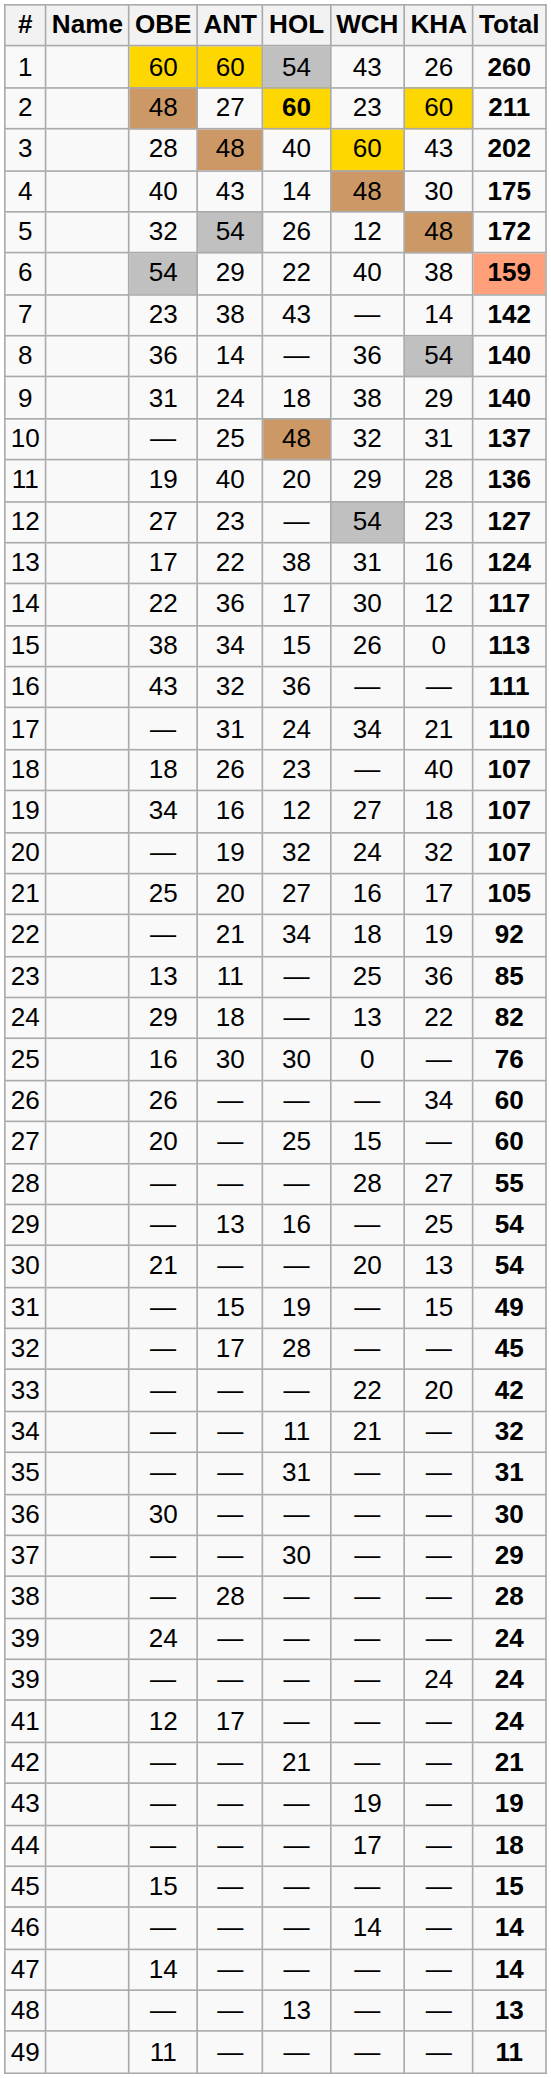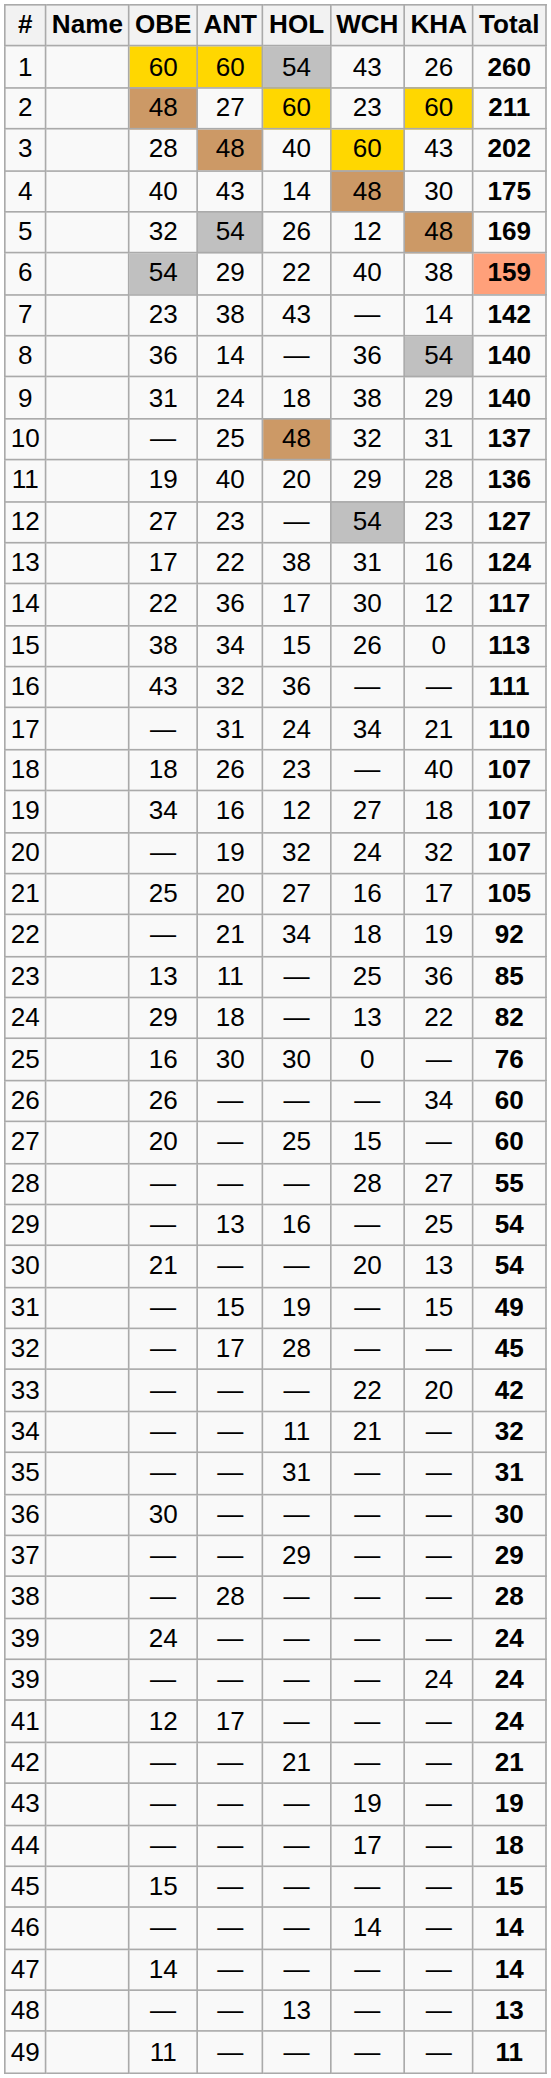(297, 107) bold -> (297, 107) normal
(509, 231) 172 -> (509, 231) 169
(297, 1555) 30 -> (297, 1555) 29
